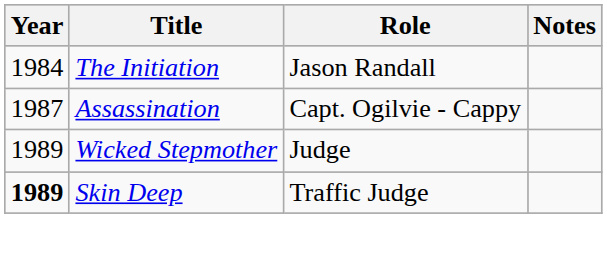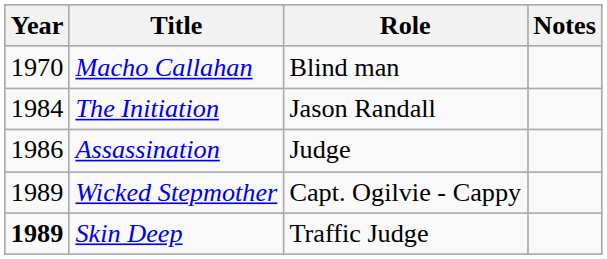+ row: (164, 66)
(37, 108) 1987 -> (37, 150) 1986
(405, 108) Capt. Ogilvie - Cappy -> (320, 150) Judge
(320, 150) Judge -> (405, 191) Capt. Ogilvie - Cappy
